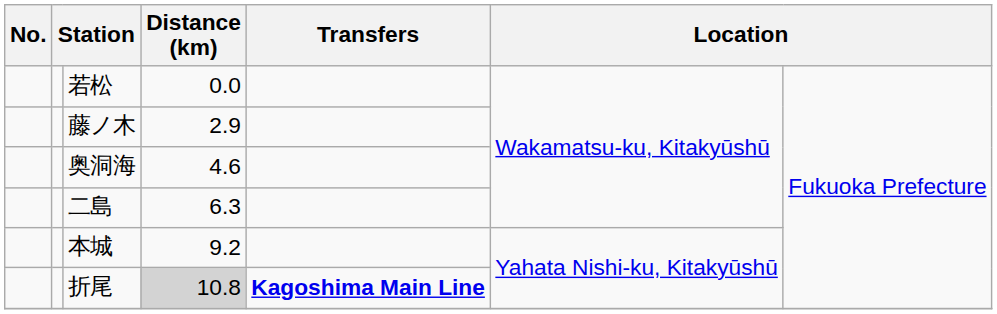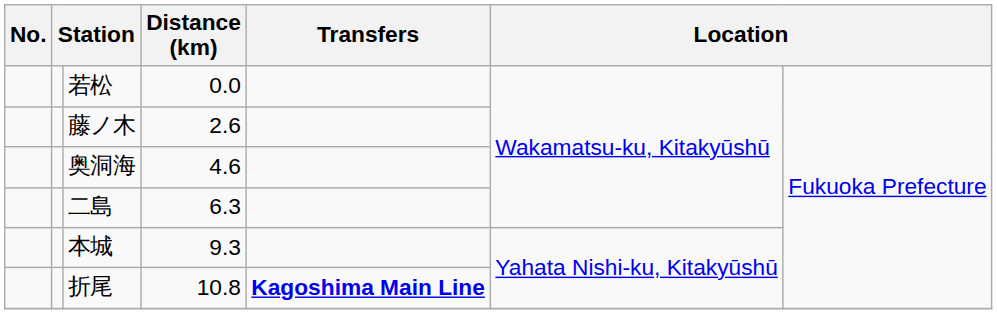(225, 126) 2.9 -> (225, 126) 2.6
(225, 247) 9.2 -> (225, 247) 9.3
(219, 287) lightgrey background -> (219, 287) no background
